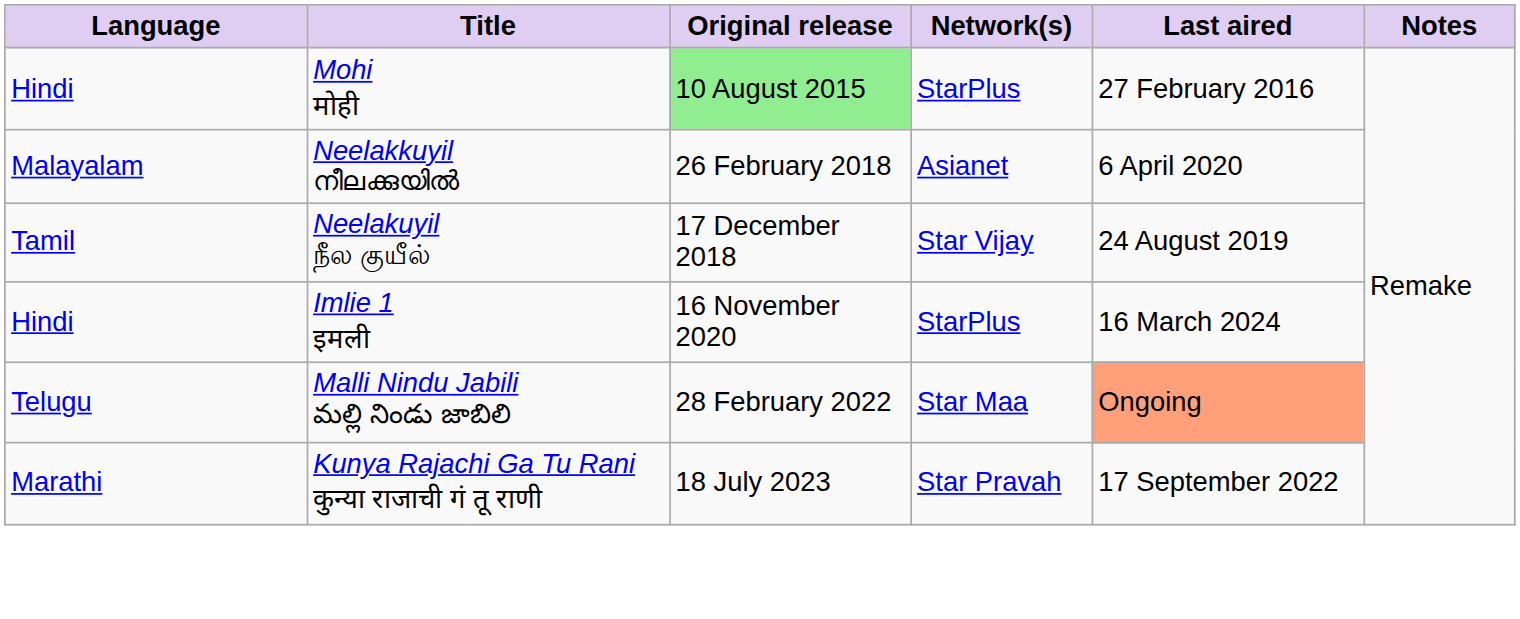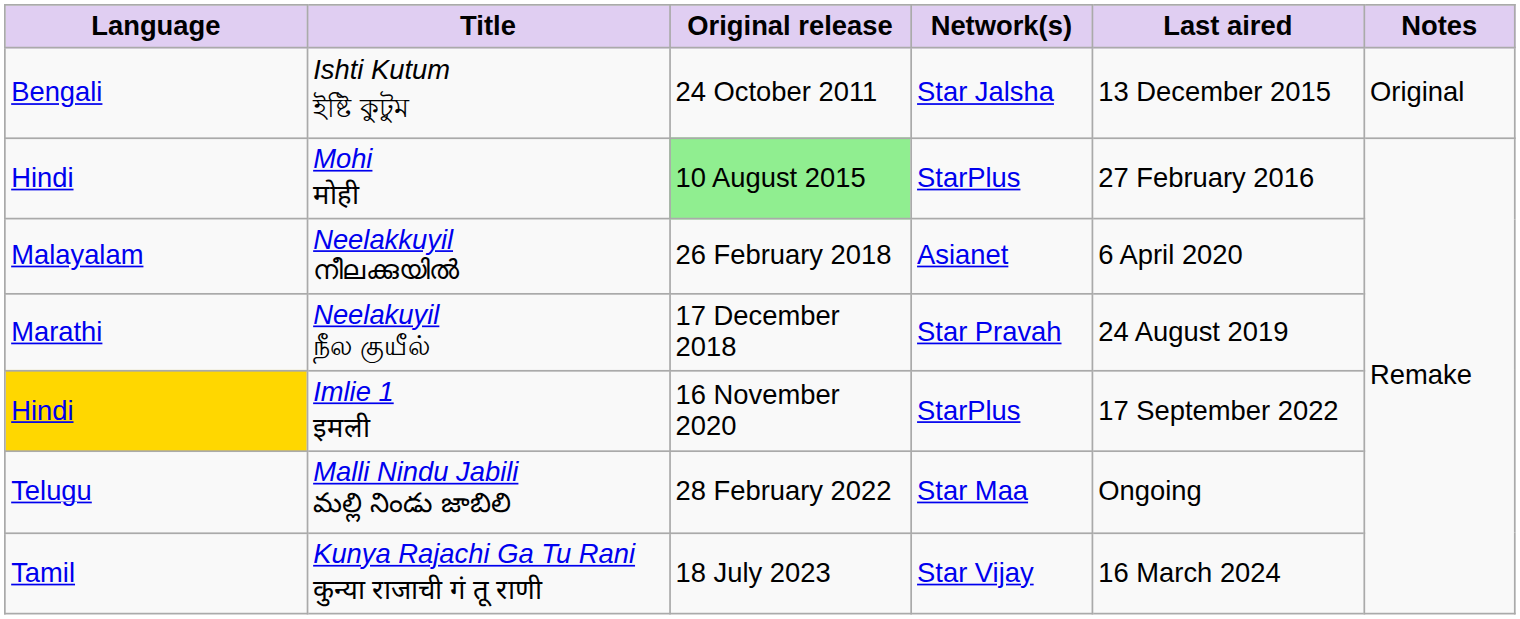+ row: (382, 88)
(43, 241) Tamil -> (57, 331) Marathi
(975, 241) Star Vijay -> (989, 331) Star Pravah
(42, 321) no background -> (42, 410) gold background
(1189, 321) 16 March 2024 -> (1218, 410) 17 September 2022
(1150, 402) lightsalmon background -> (1150, 491) no background
(57, 483) Marathi -> (43, 572) Tamil
(989, 483) Star Pravah -> (975, 572) Star Vijay
(1218, 483) 17 September 2022 -> (1189, 572) 16 March 2024
